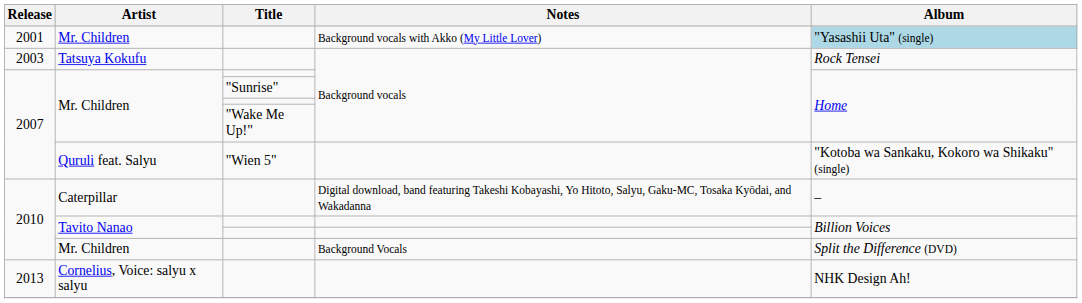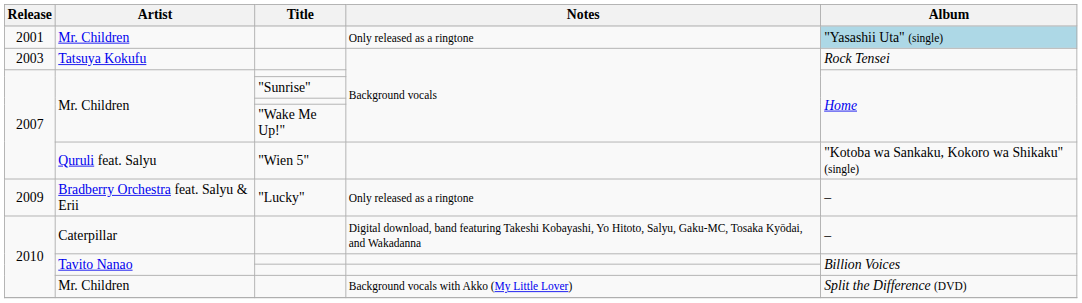(430, 38) Background vocals with Akko (My Little Lover) -> (411, 38) Only released as a ringtone
+ row: (30, 197)
(362, 249) Background Vocals -> (460, 287) Background vocals with Akko (My Little Lover)
- row: (30, 278)
